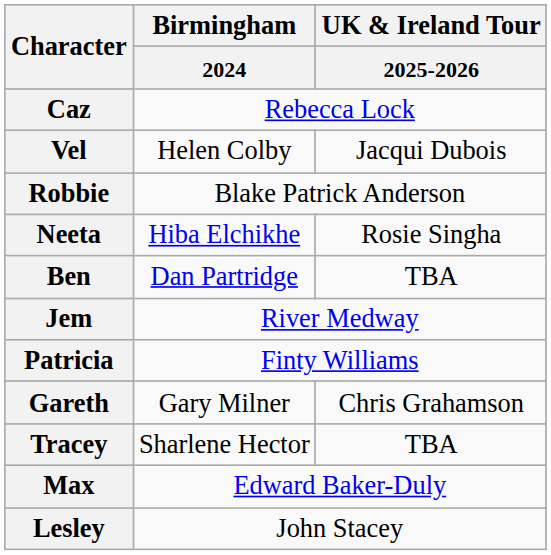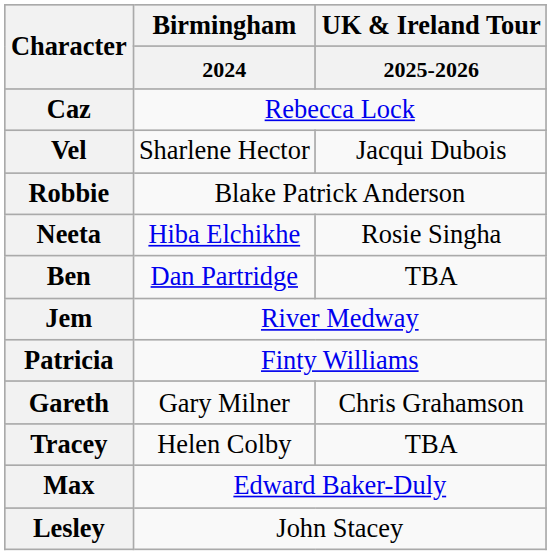(224, 151) Helen Colby -> (224, 151) Sharlene Hector
(224, 444) Sharlene Hector -> (224, 444) Helen Colby
